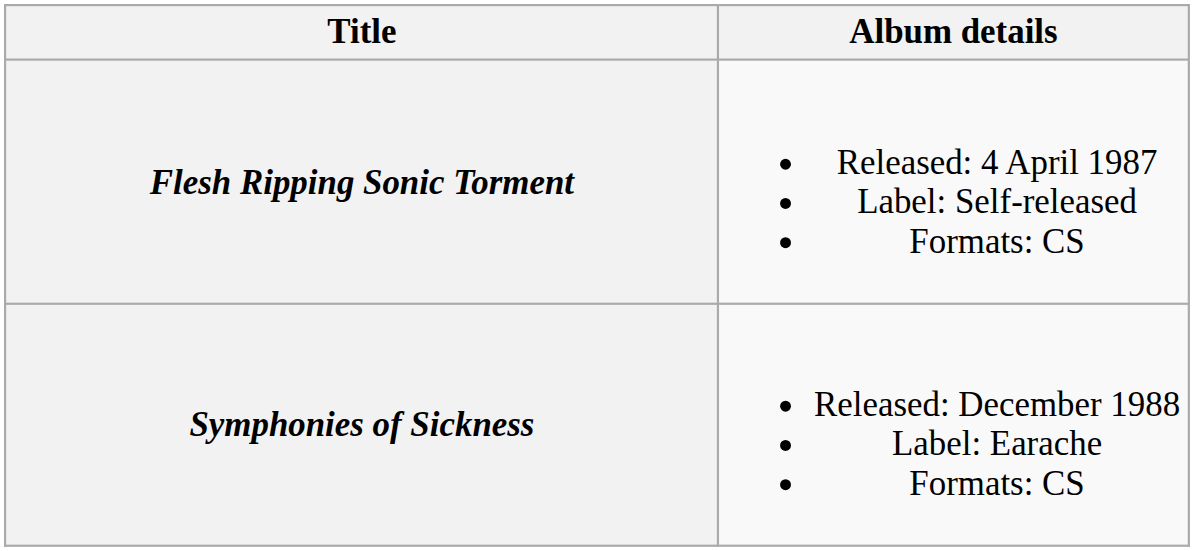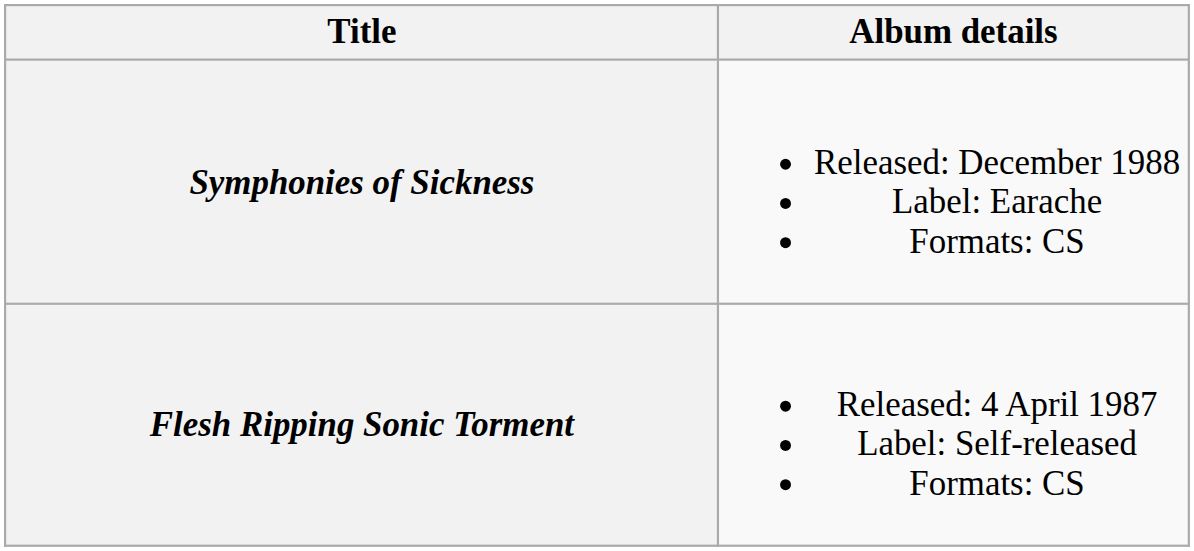rows swapped: (362, 181) <-> (362, 424)
